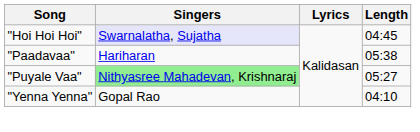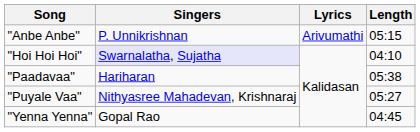+ row: (44, 35)
(381, 35) 04:45 -> (385, 56) 04:10
(197, 76) lightgreen background -> (197, 97) no background
(381, 97) 04:10 -> (385, 117) 04:45
